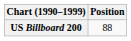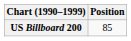(107, 28) 88 -> (107, 28) 85
